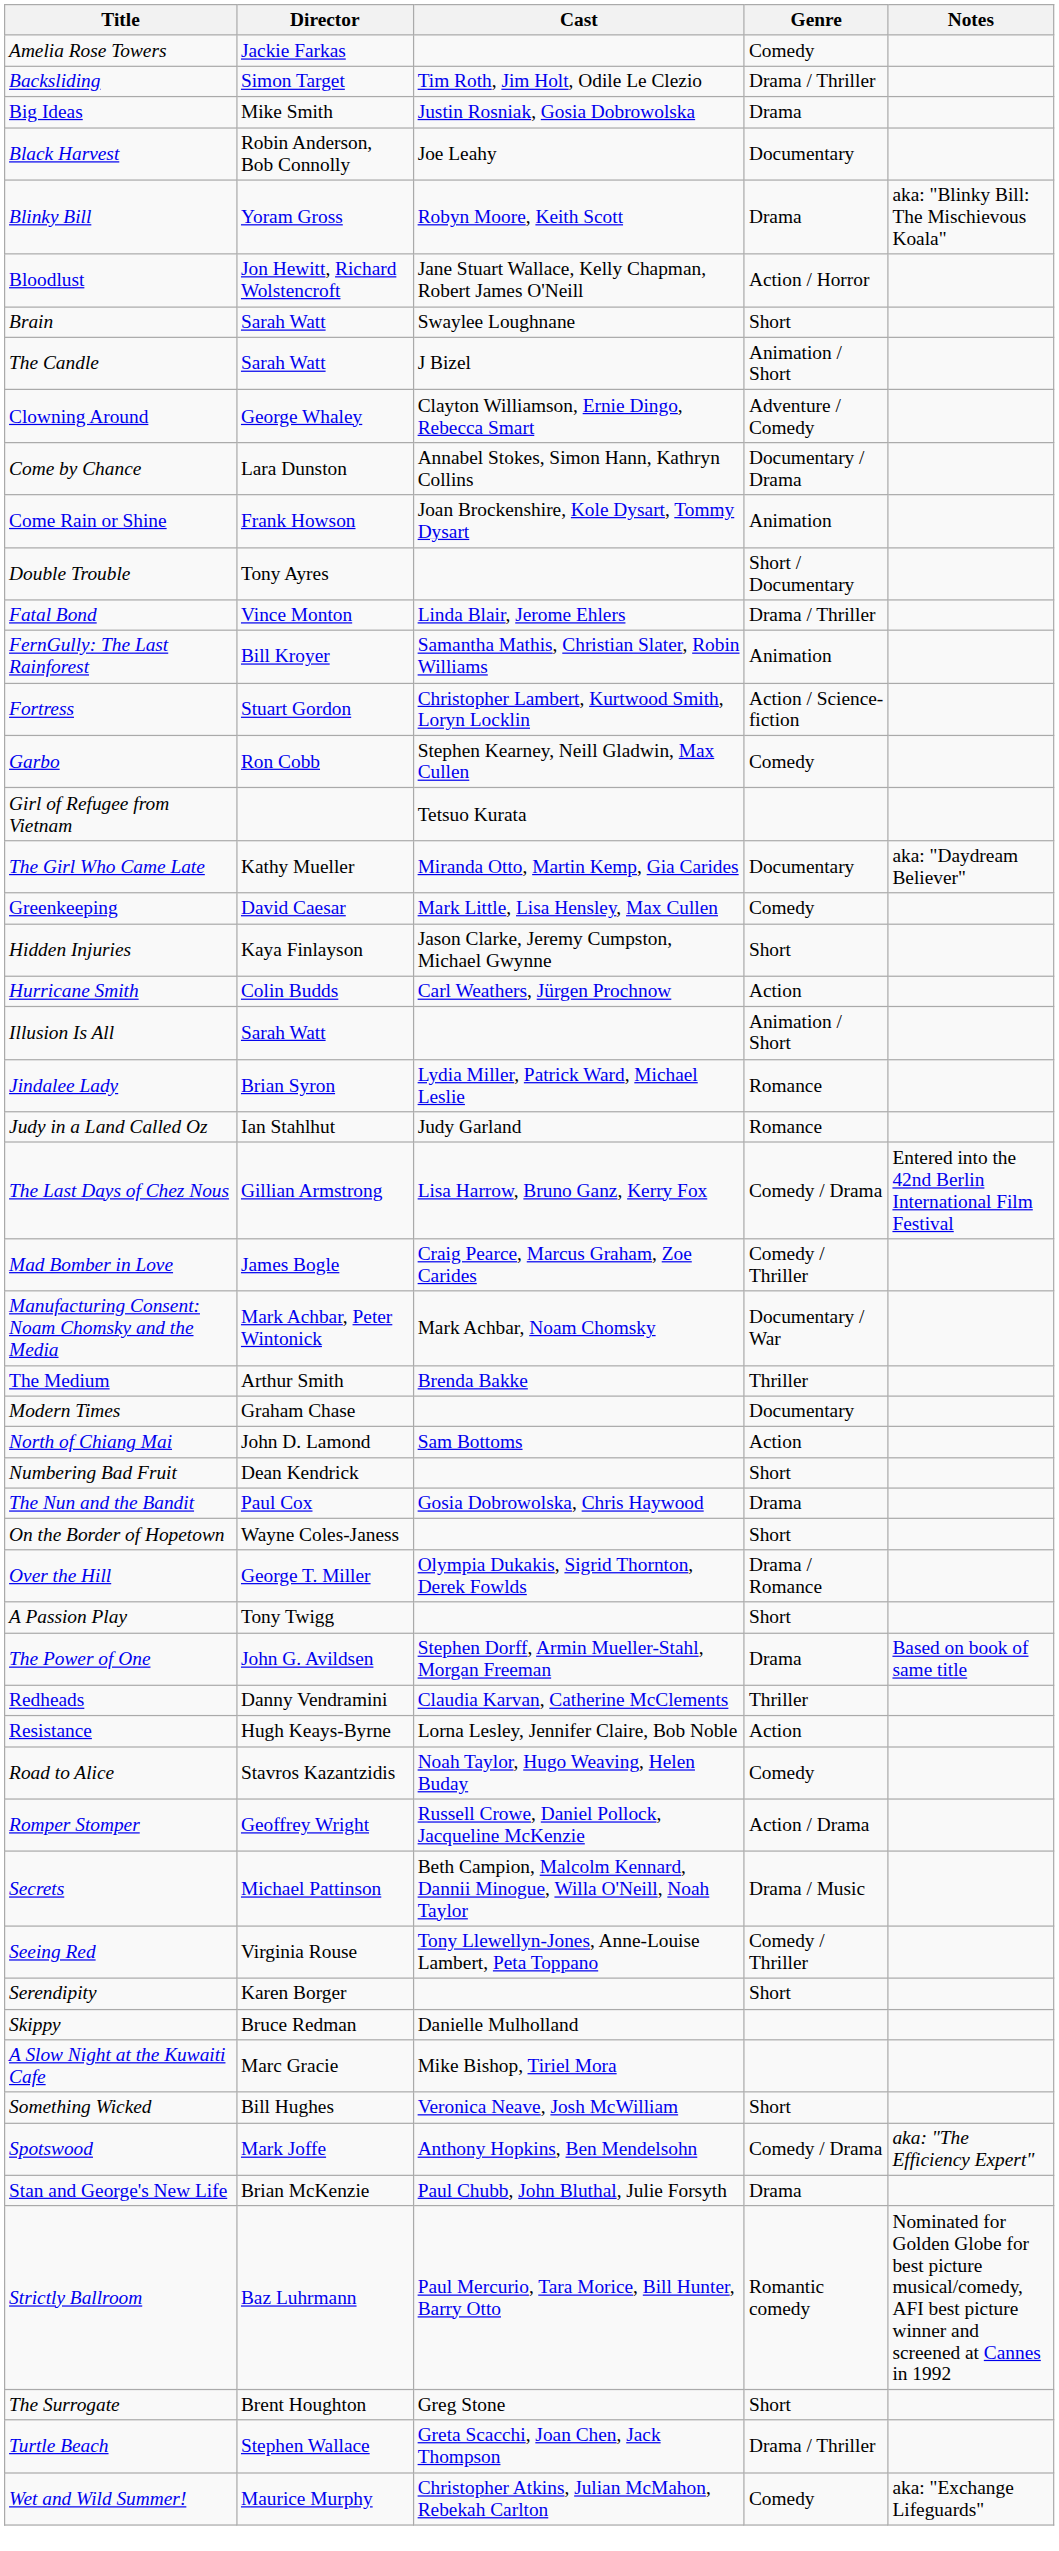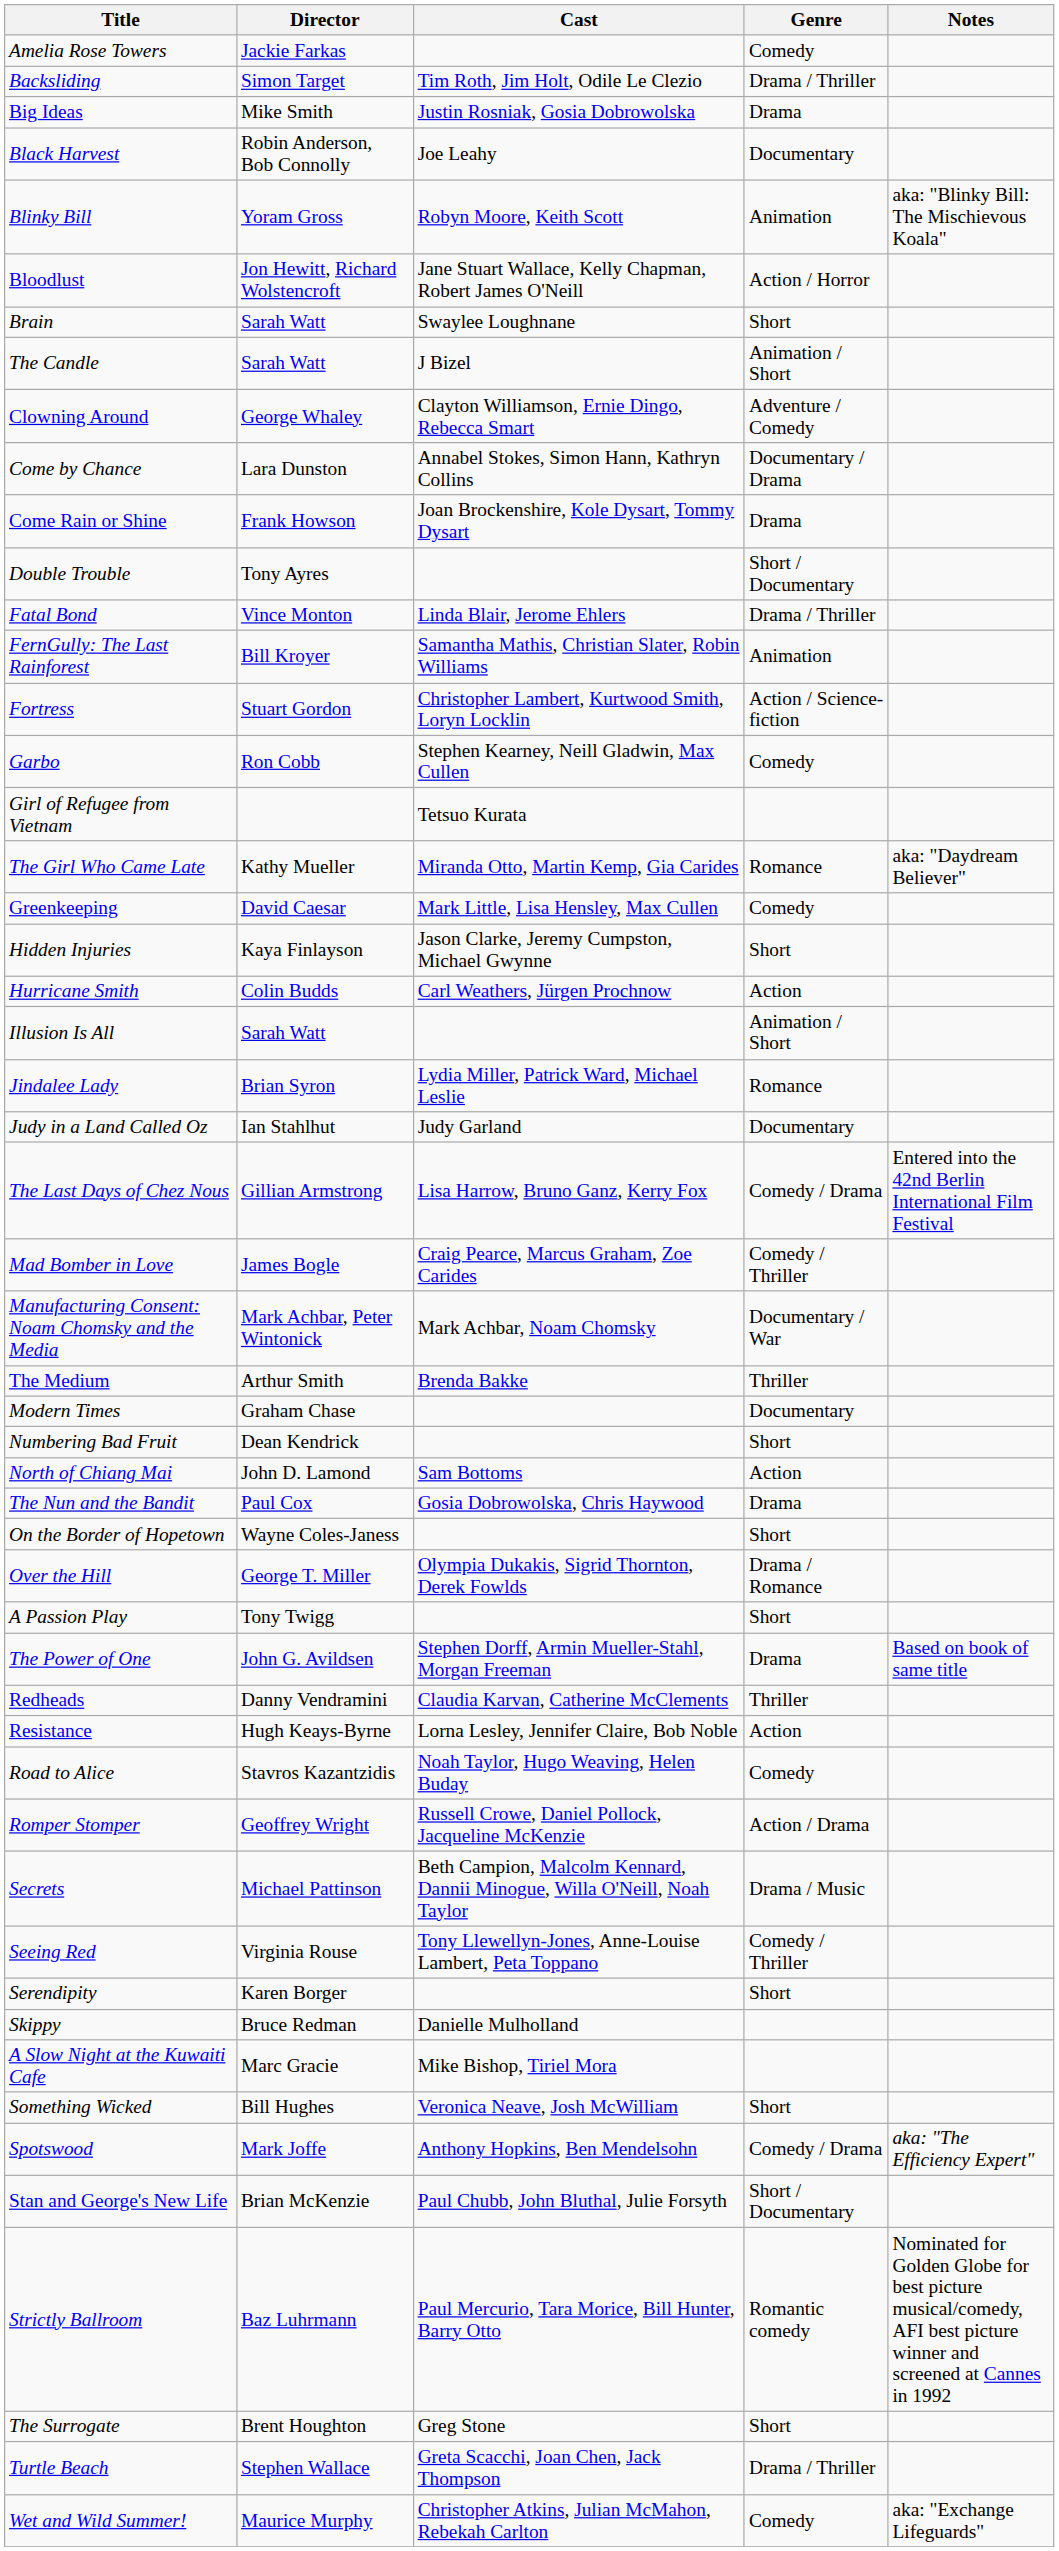(775, 216) Drama -> (790, 216) Animation
(790, 520) Animation -> (775, 520) Drama
(802, 866) Documentary -> (785, 866) Romance
(785, 1127) Romance -> (802, 1127) Documentary
rows swapped: (91, 1441) <-> (93, 1472)
(775, 2190) Drama -> (802, 2201) Short / Documentary
